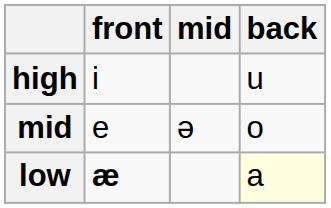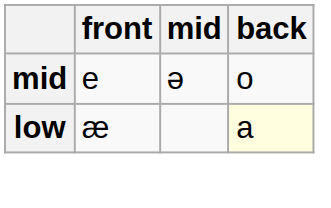- row: (45, 78)
(106, 176) bold -> (95, 127) normal
